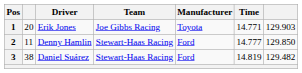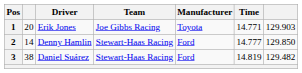(29, 42) 11 -> (29, 42) 14
